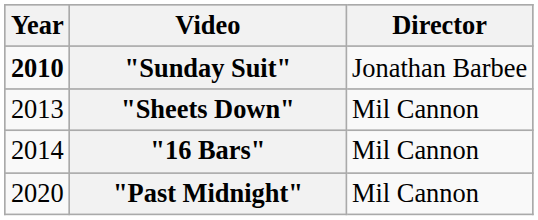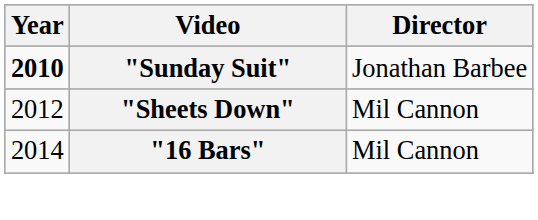(37, 109) 2013 -> (37, 109) 2012
- row: (208, 192)
